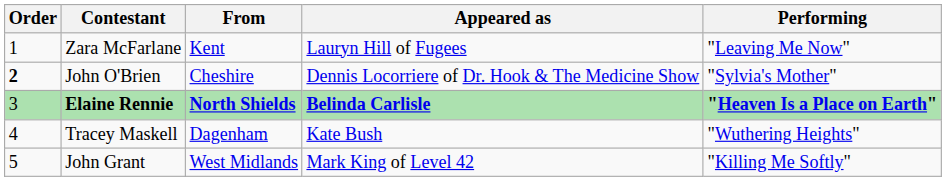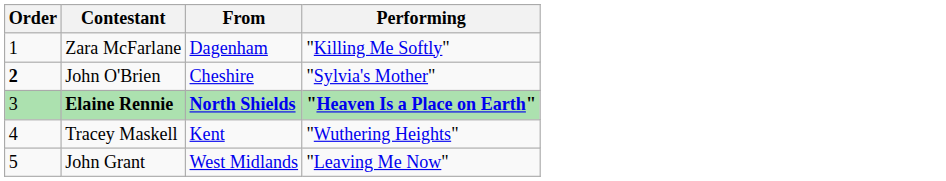- column: (503, 18)
(207, 47) Kent -> (229, 47) Dagenham
(779, 47) "Leaving Me Now" -> (378, 47) "Killing Me Softly"
(229, 133) Dagenham -> (207, 133) Kent
(779, 162) "Killing Me Softly" -> (378, 162) "Leaving Me Now"
